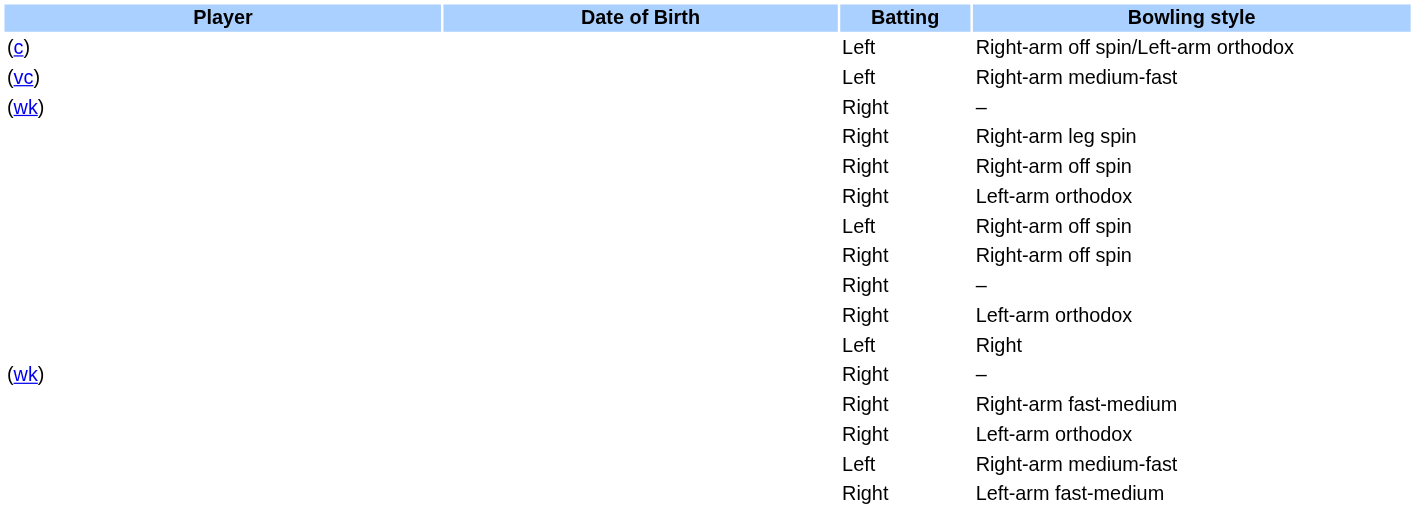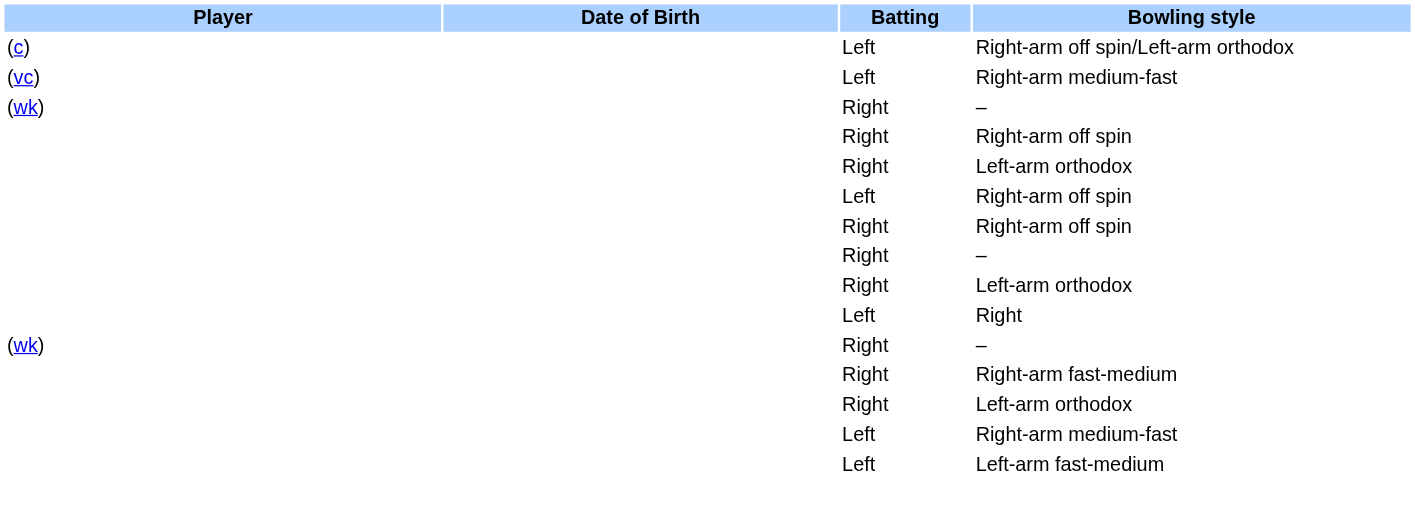- row: (223, 137)
(865, 494) Right -> (859, 464) Left
